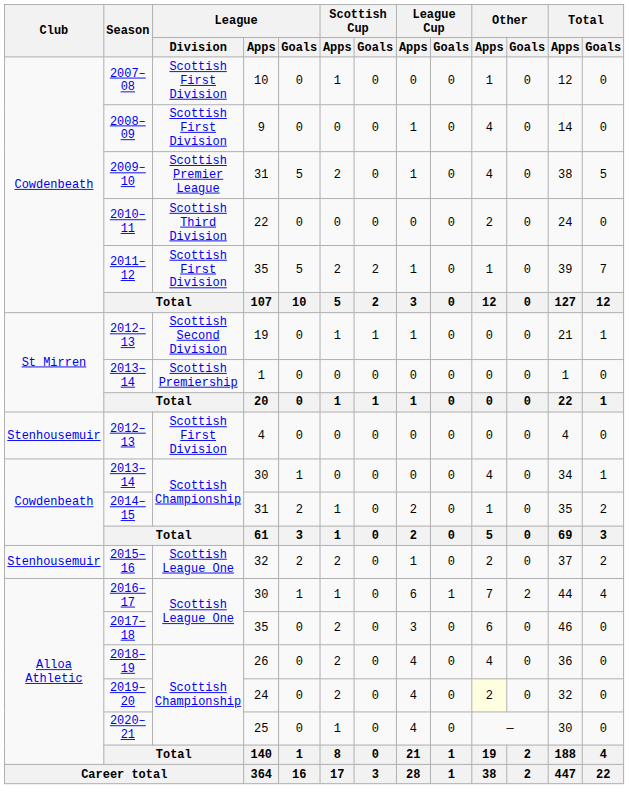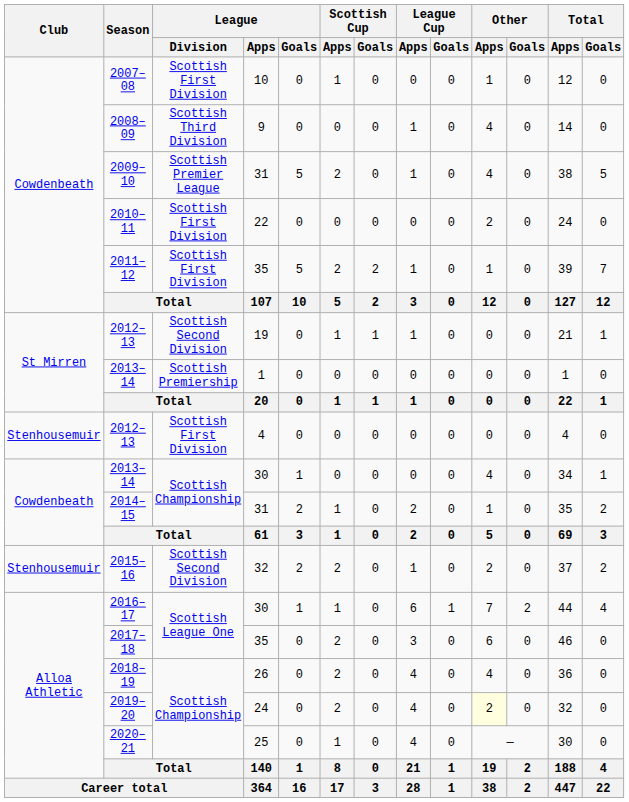(198, 128) Scottish First Division -> (198, 128) Scottish Third Division
(198, 222) Scottish Third Division -> (198, 222) Scottish First Division
(198, 562) Scottish League One -> (198, 569) Scottish Second Division
